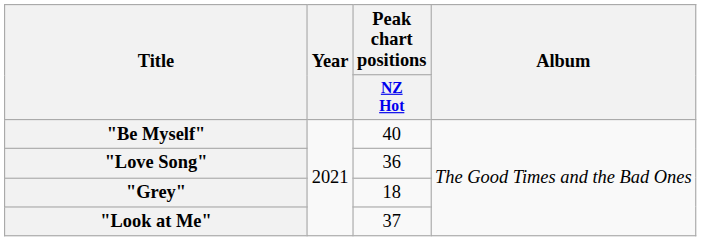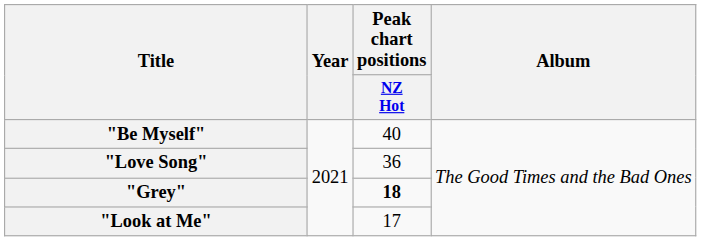(392, 192) normal -> (392, 192) bold
(392, 221) 37 -> (392, 221) 17
